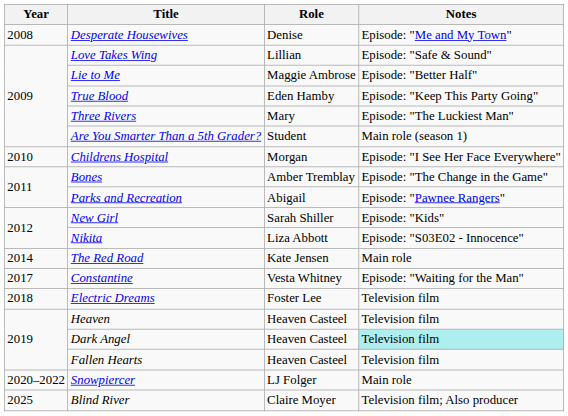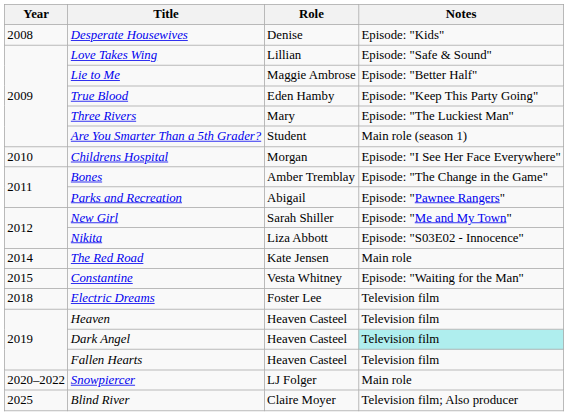(437, 34) Episode: "Me and My Town" -> (403, 34) Episode: "Kids"
(403, 217) Episode: "Kids" -> (437, 217) Episode: "Me and My Town"
(20, 278) 2017 -> (20, 278) 2015
